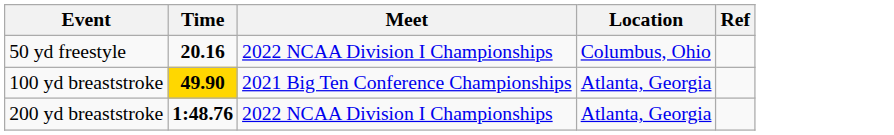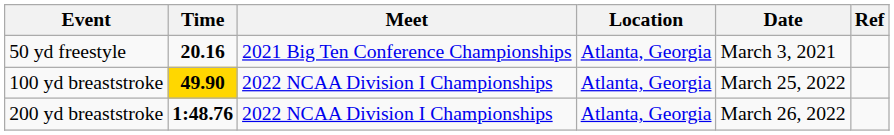+ column: (783, 20)
(397, 51) 2022 NCAA Division I Championships -> (407, 51) 2021 Big Ten Conference Championships
(646, 51) Columbus, Ohio -> (646, 51) Atlanta, Georgia
(407, 82) 2021 Big Ten Conference Championships -> (397, 82) 2022 NCAA Division I Championships
